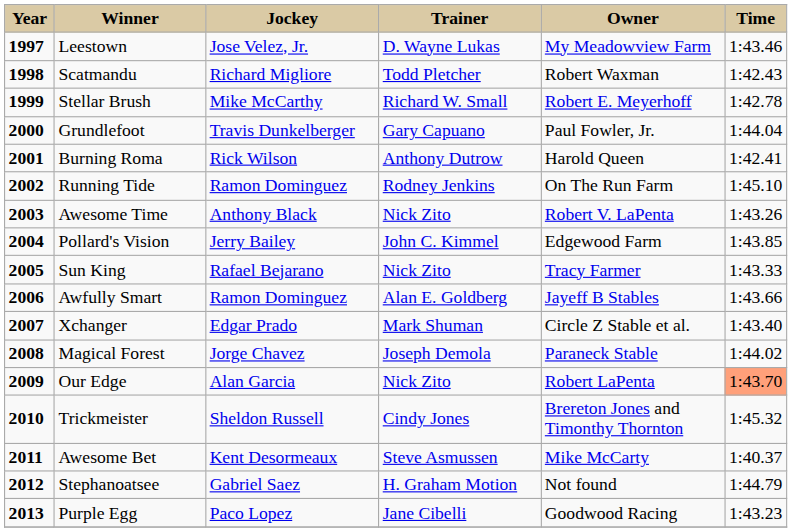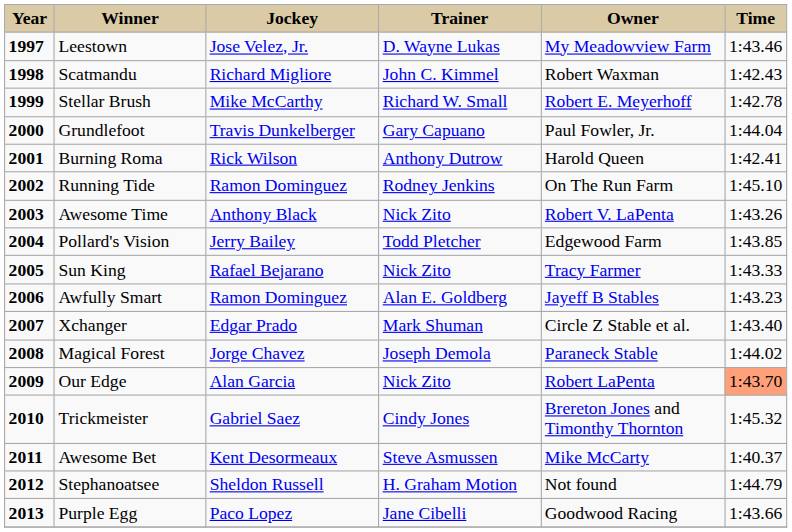(432, 74) Todd Pletcher -> (441, 74) John C. Kimmel
(441, 241) John C. Kimmel -> (432, 241) Todd Pletcher
(756, 297) 1:43.66 -> (756, 297) 1:43.23
(267, 419) Sheldon Russell -> (255, 419) Gabriel Saez
(255, 484) Gabriel Saez -> (267, 484) Sheldon Russell
(756, 512) 1:43.23 -> (756, 512) 1:43.66
